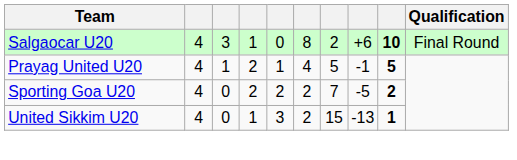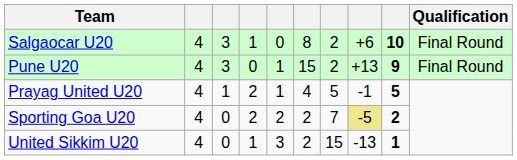+ row: (43, 67)
(363, 92) no background -> (365, 117) khaki background
